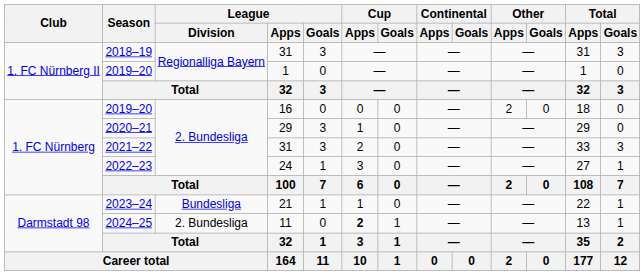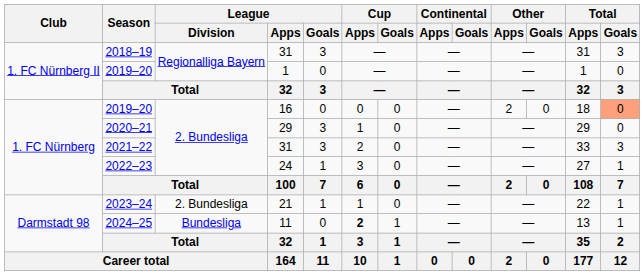(620, 109) no background -> (620, 109) lightsalmon background
(211, 204) Bundesliga -> (211, 204) 2. Bundesliga
(211, 223) 2. Bundesliga -> (211, 223) Bundesliga
